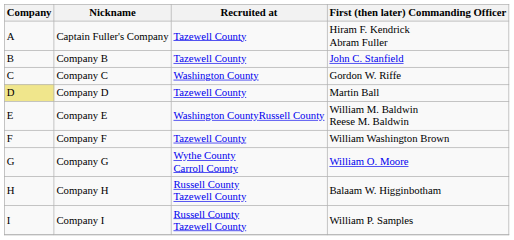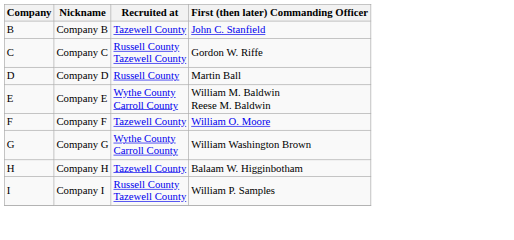- row: (112, 36)
(216, 76) Washington County -> (150, 53) Russell County Tazewell County
(11, 93) khaki background -> (11, 76) no background
(210, 93) Tazewell County -> (146, 76) Russell County
(249, 116) Washington CountyRussell County -> (146, 99) Wythe County Carroll County
(389, 139) William Washington Brown -> (231, 122) William O. Moore
(369, 162) William O. Moore -> (251, 145) William Washington Brown
(210, 191) Russell County Tazewell County -> (150, 168) Tazewell County
